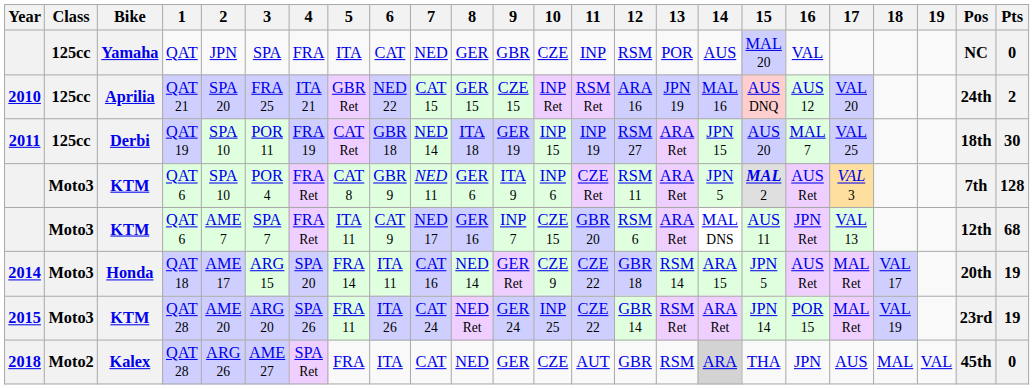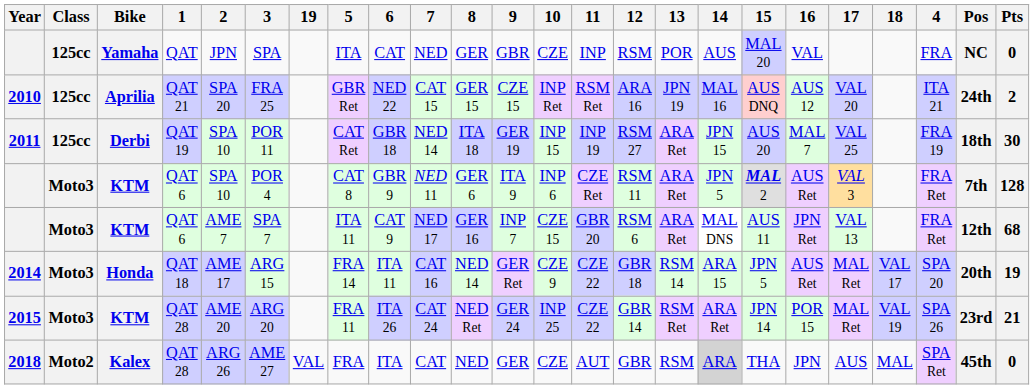columns swapped: (309, 17) <-> (936, 17)
(1012, 317) 19 -> (1012, 317) 21
